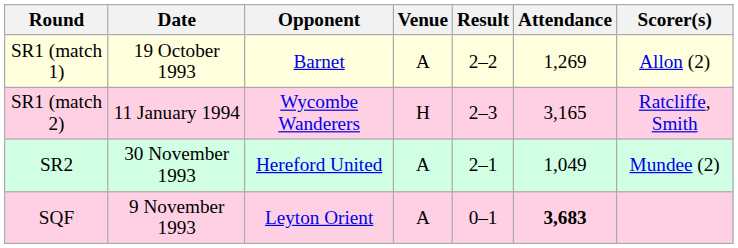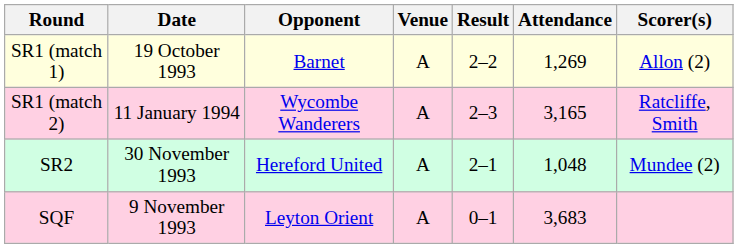(423, 113) H -> (423, 113) A
(565, 165) 1,049 -> (565, 165) 1,048
(565, 217) bold -> (565, 217) normal
